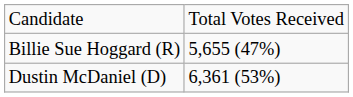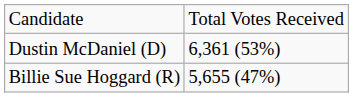rows swapped: (88, 77) <-> (94, 48)
